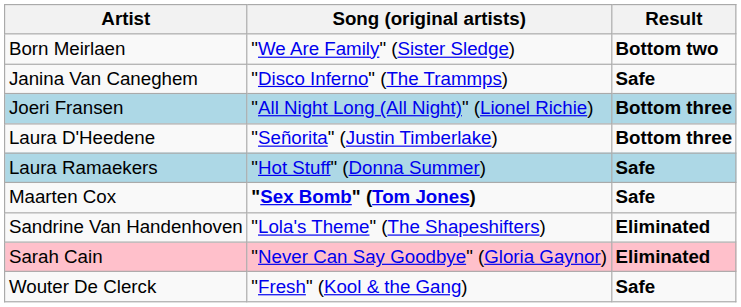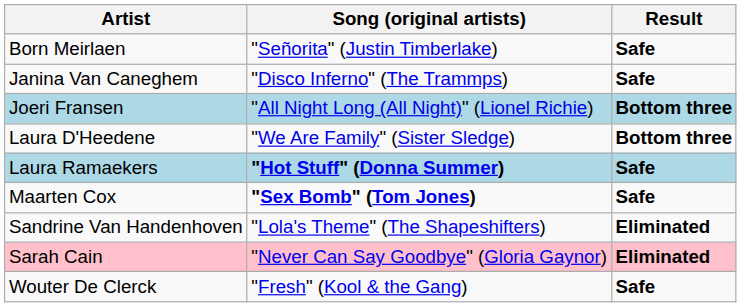(383, 49) "We Are Family" (Sister Sledge) -> (375, 49) "Señorita" (Justin Timberlake)
(667, 49) Bottom two -> (635, 49) Safe
(375, 138) "Señorita" (Justin Timberlake) -> (383, 138) "We Are Family" (Sister Sledge)
(369, 167) normal -> (378, 167) bold
